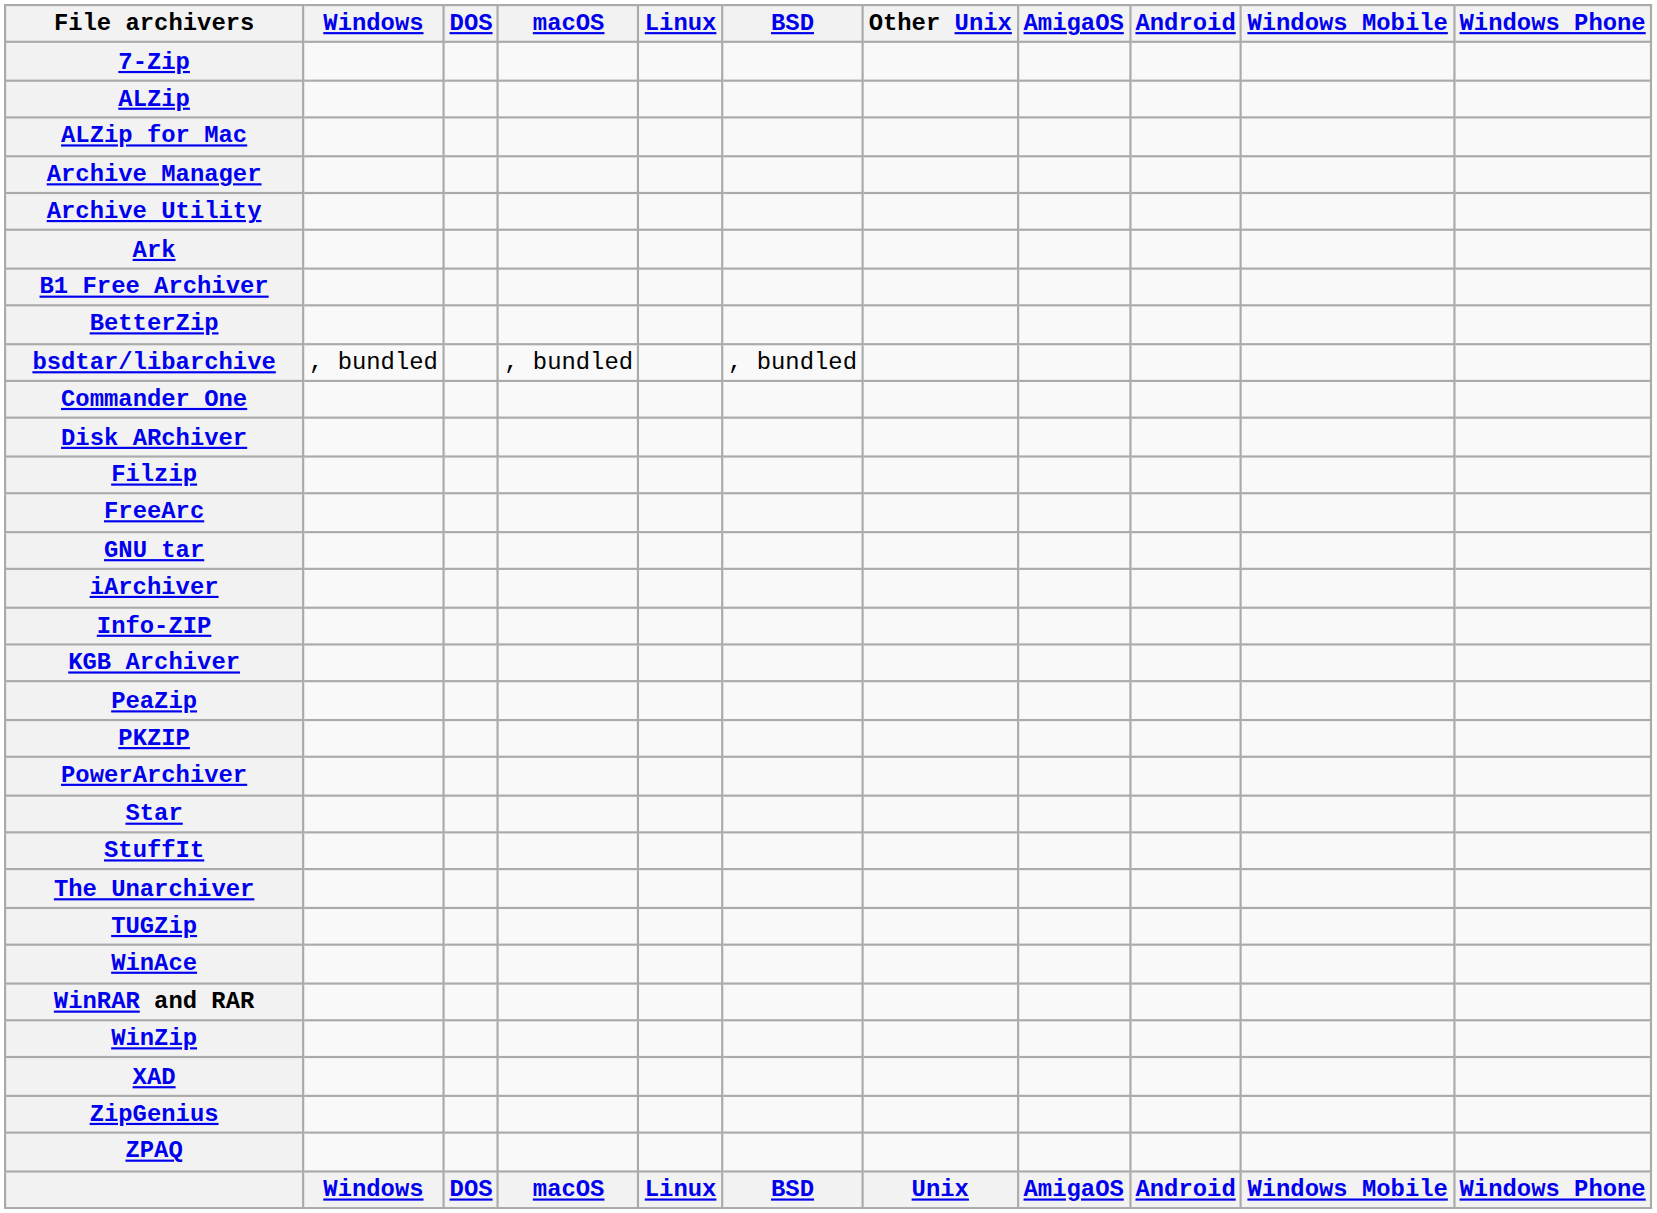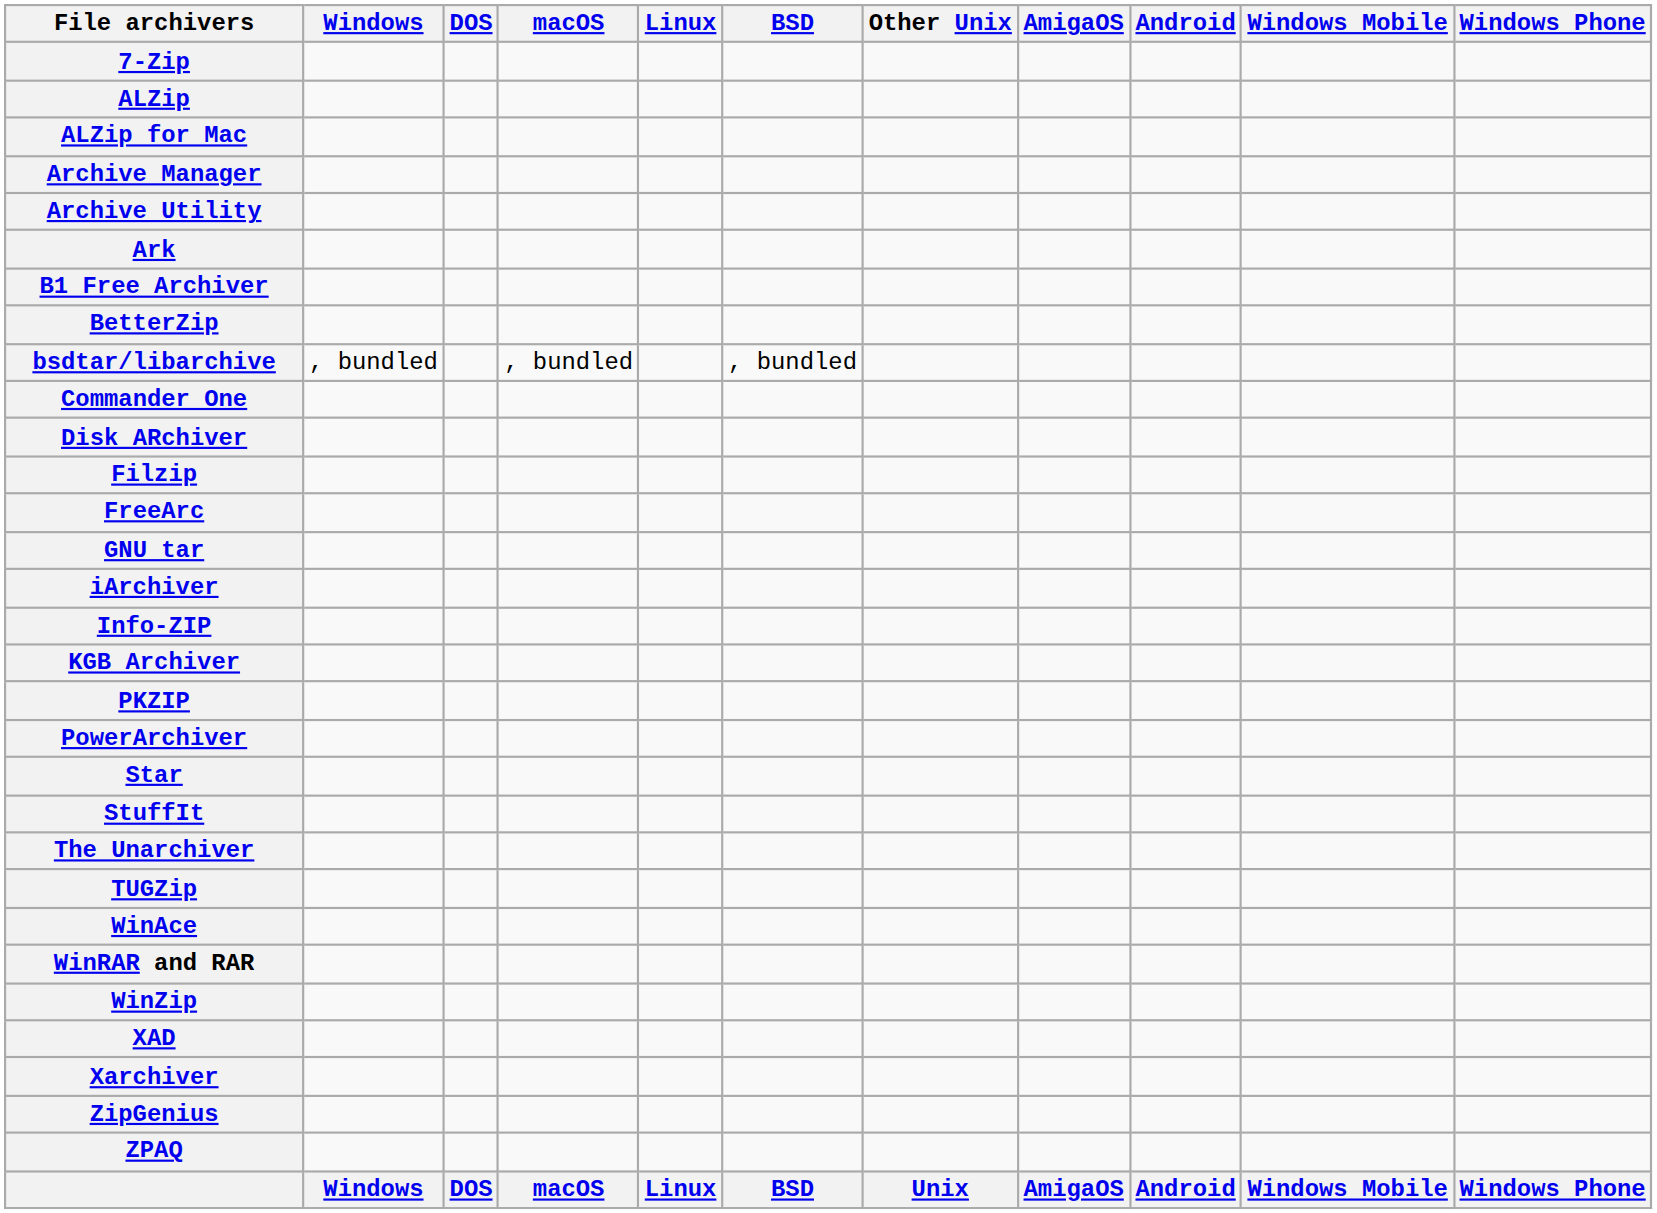- row: (154, 701)
+ row: (154, 1077)
